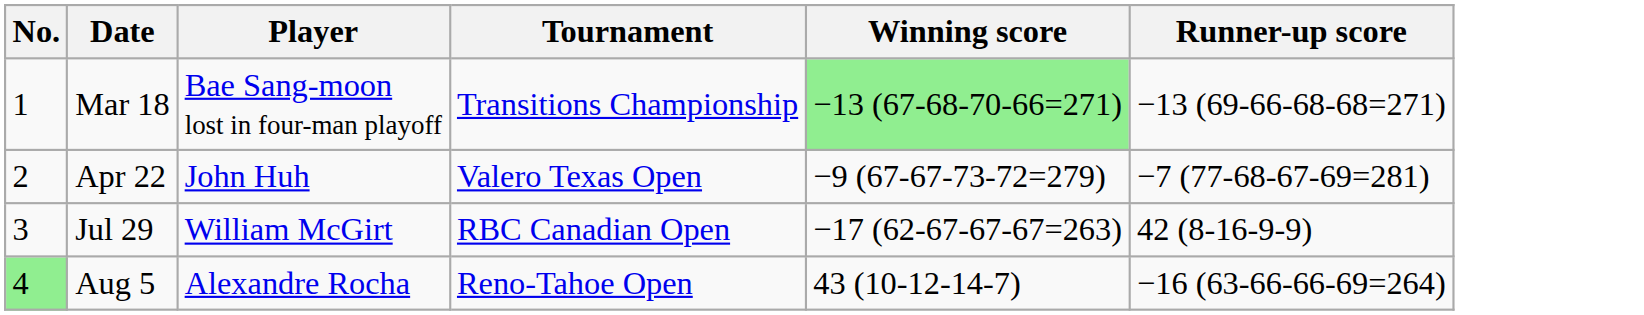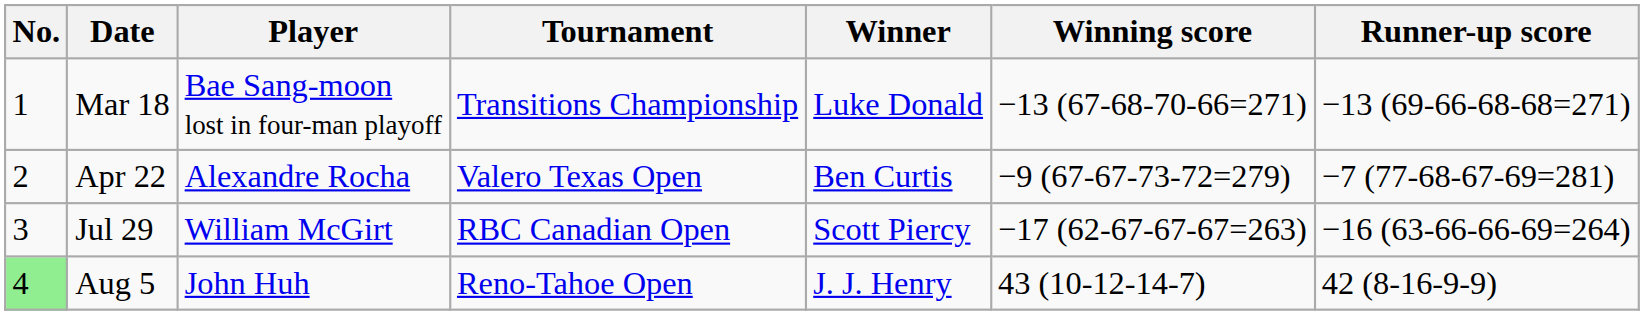+ column: (898, 31)
(968, 103) lightgreen background -> (1152, 103) no background
(247, 176) John Huh -> (297, 176) Alexandre Rocha
(1225, 229) 42 (8-16-9-9) -> (1476, 229) −16 (63-66-66-69=264)
(297, 283) Alexandre Rocha -> (247, 283) John Huh
(1291, 283) −16 (63-66-66-69=264) -> (1409, 283) 42 (8-16-9-9)
